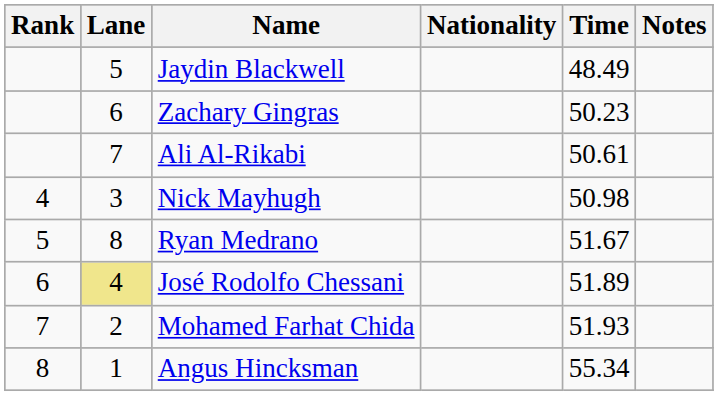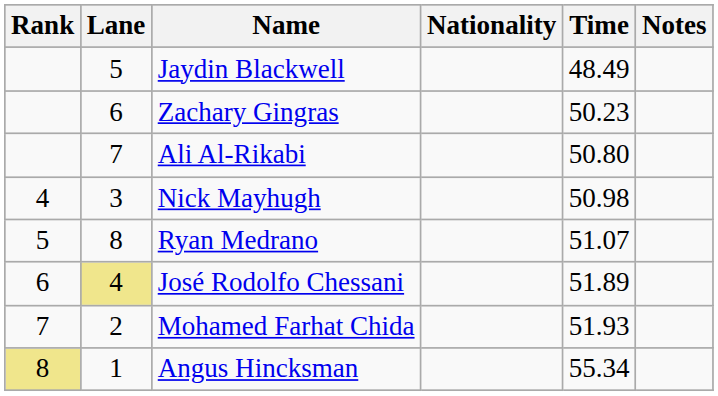(599, 154) 50.61 -> (599, 154) 50.80
(599, 240) 51.67 -> (599, 240) 51.07
(43, 369) no background -> (43, 369) khaki background
